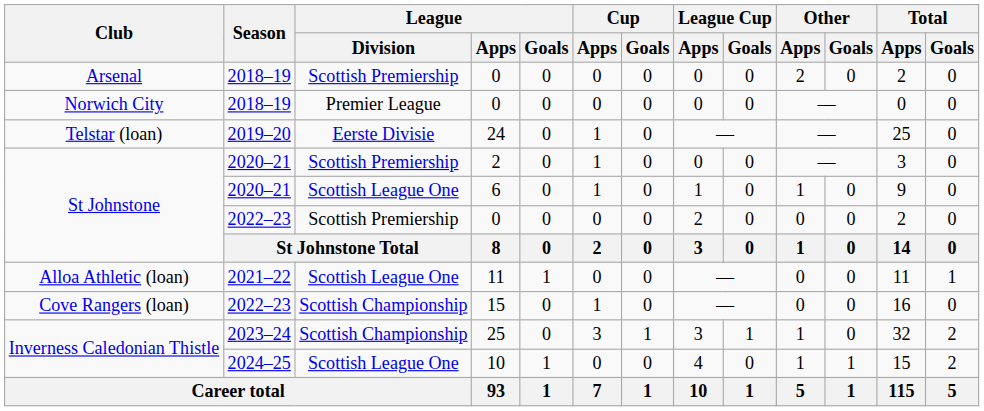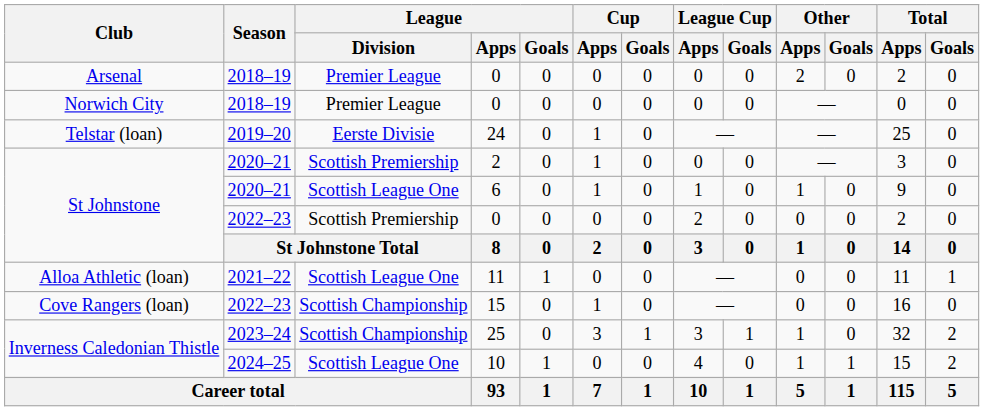(383, 76) Scottish Premiership -> (383, 76) Premier League
